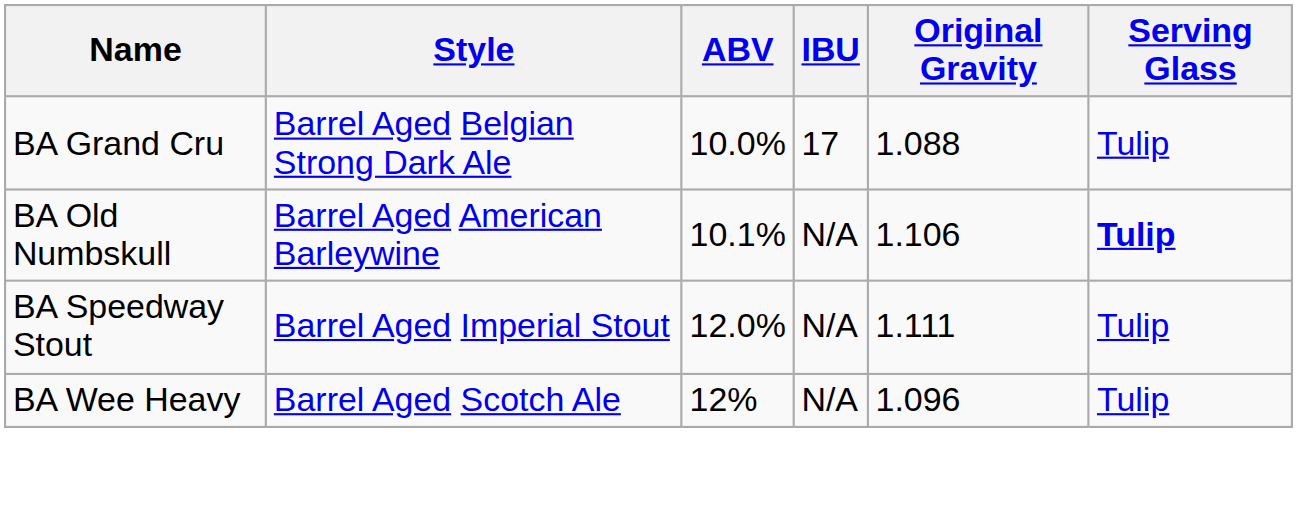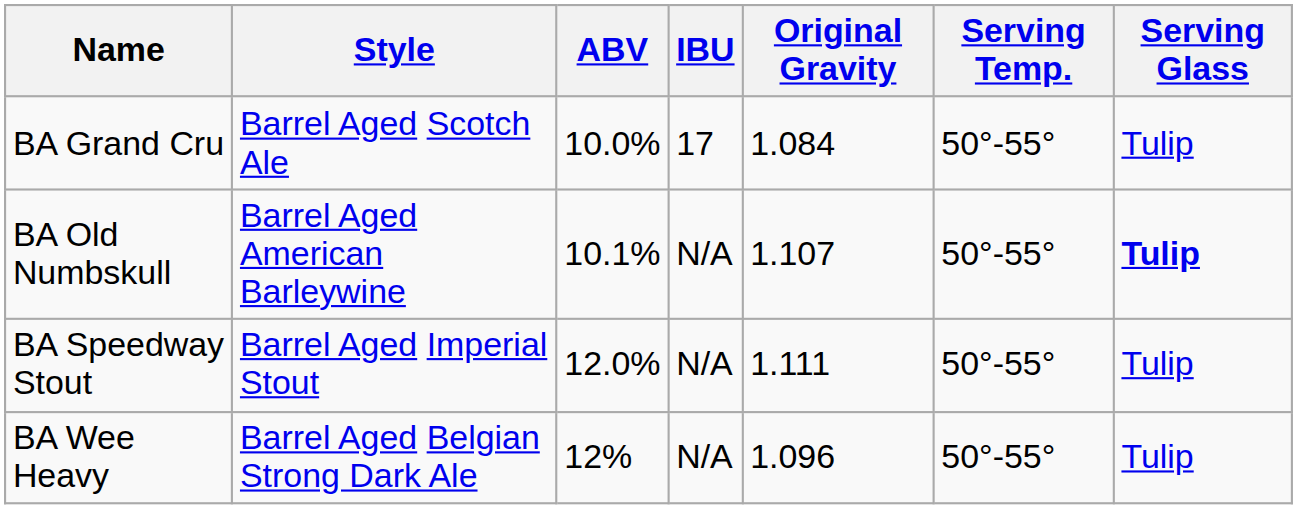+ column: (1024, 50)
(424, 142) Barrel Aged Belgian Strong Dark Ale -> (385, 142) Barrel Aged Scotch Ale
(918, 142) 1.088 -> (793, 142) 1.084
(918, 234) 1.106 -> (793, 253) 1.107
(447, 399) Barrel Aged Scotch Ale -> (390, 456) Barrel Aged Belgian Strong Dark Ale
